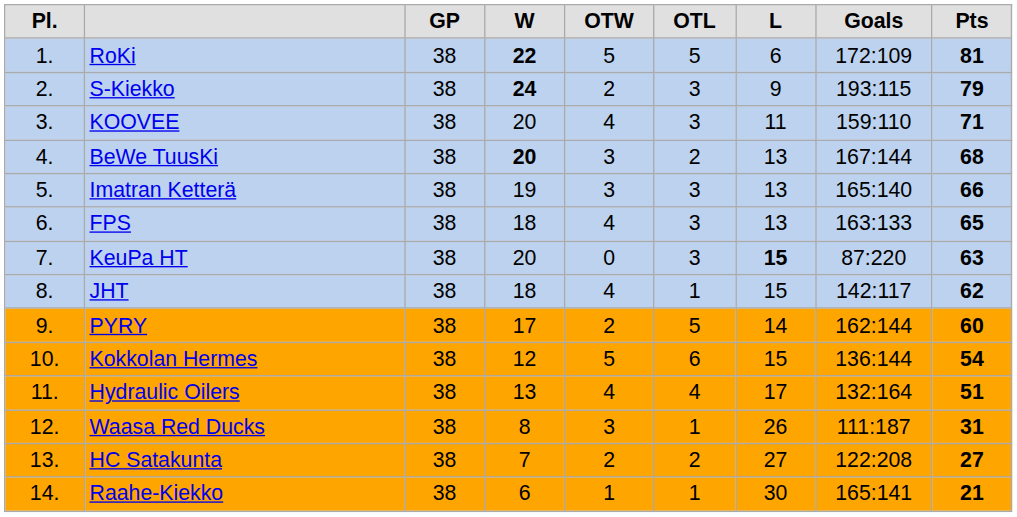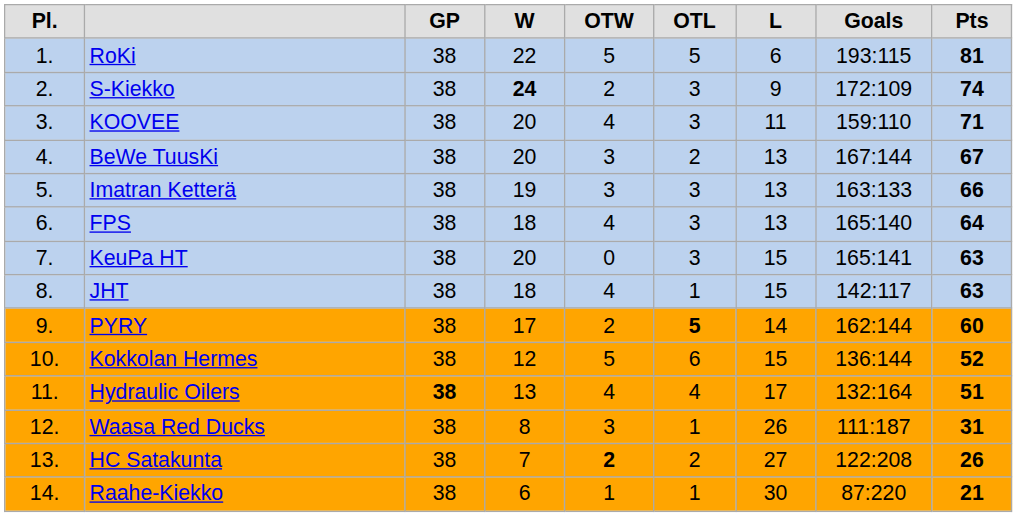(525, 55) bold -> (525, 55) normal
(874, 55) 172:109 -> (874, 55) 193:115
(874, 88) 193:115 -> (874, 88) 172:109
(972, 88) 79 -> (972, 88) 74
(525, 156) bold -> (525, 156) normal
(972, 156) 68 -> (972, 156) 67
(874, 190) 165:140 -> (874, 190) 163:133
(874, 223) 163:133 -> (874, 223) 165:140
(972, 223) 65 -> (972, 223) 64
(776, 257) bold -> (776, 257) normal
(874, 257) 87:220 -> (874, 257) 165:141
(972, 291) 62 -> (972, 291) 63
(695, 325) normal -> (695, 325) bold
(972, 358) 54 -> (972, 358) 52
(445, 392) normal -> (445, 392) bold
(609, 460) normal -> (609, 460) bold
(972, 460) 27 -> (972, 460) 26
(874, 493) 165:141 -> (874, 493) 87:220
